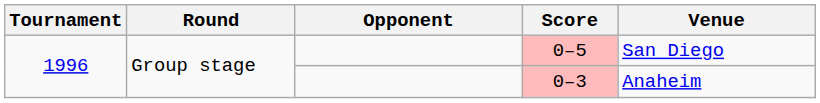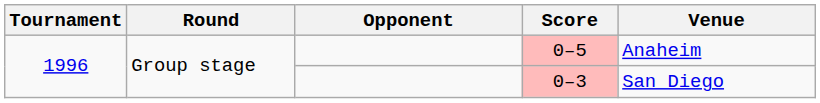(673, 51) San Diego -> (662, 51) Anaheim
(662, 82) Anaheim -> (673, 82) San Diego
